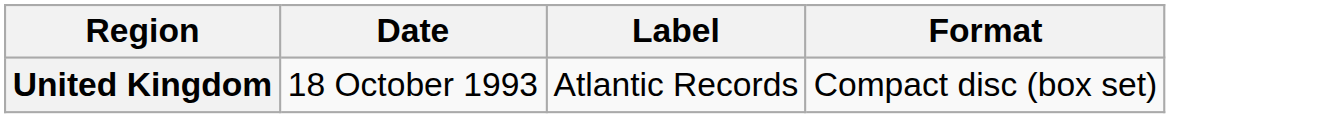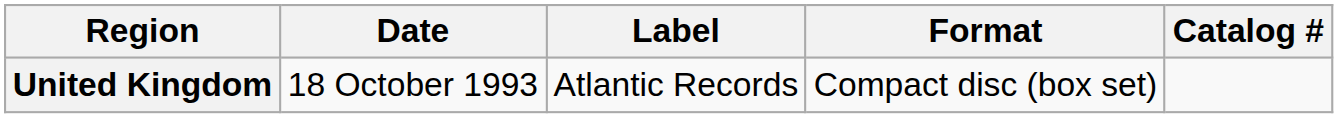+ column: (1248, 31)
